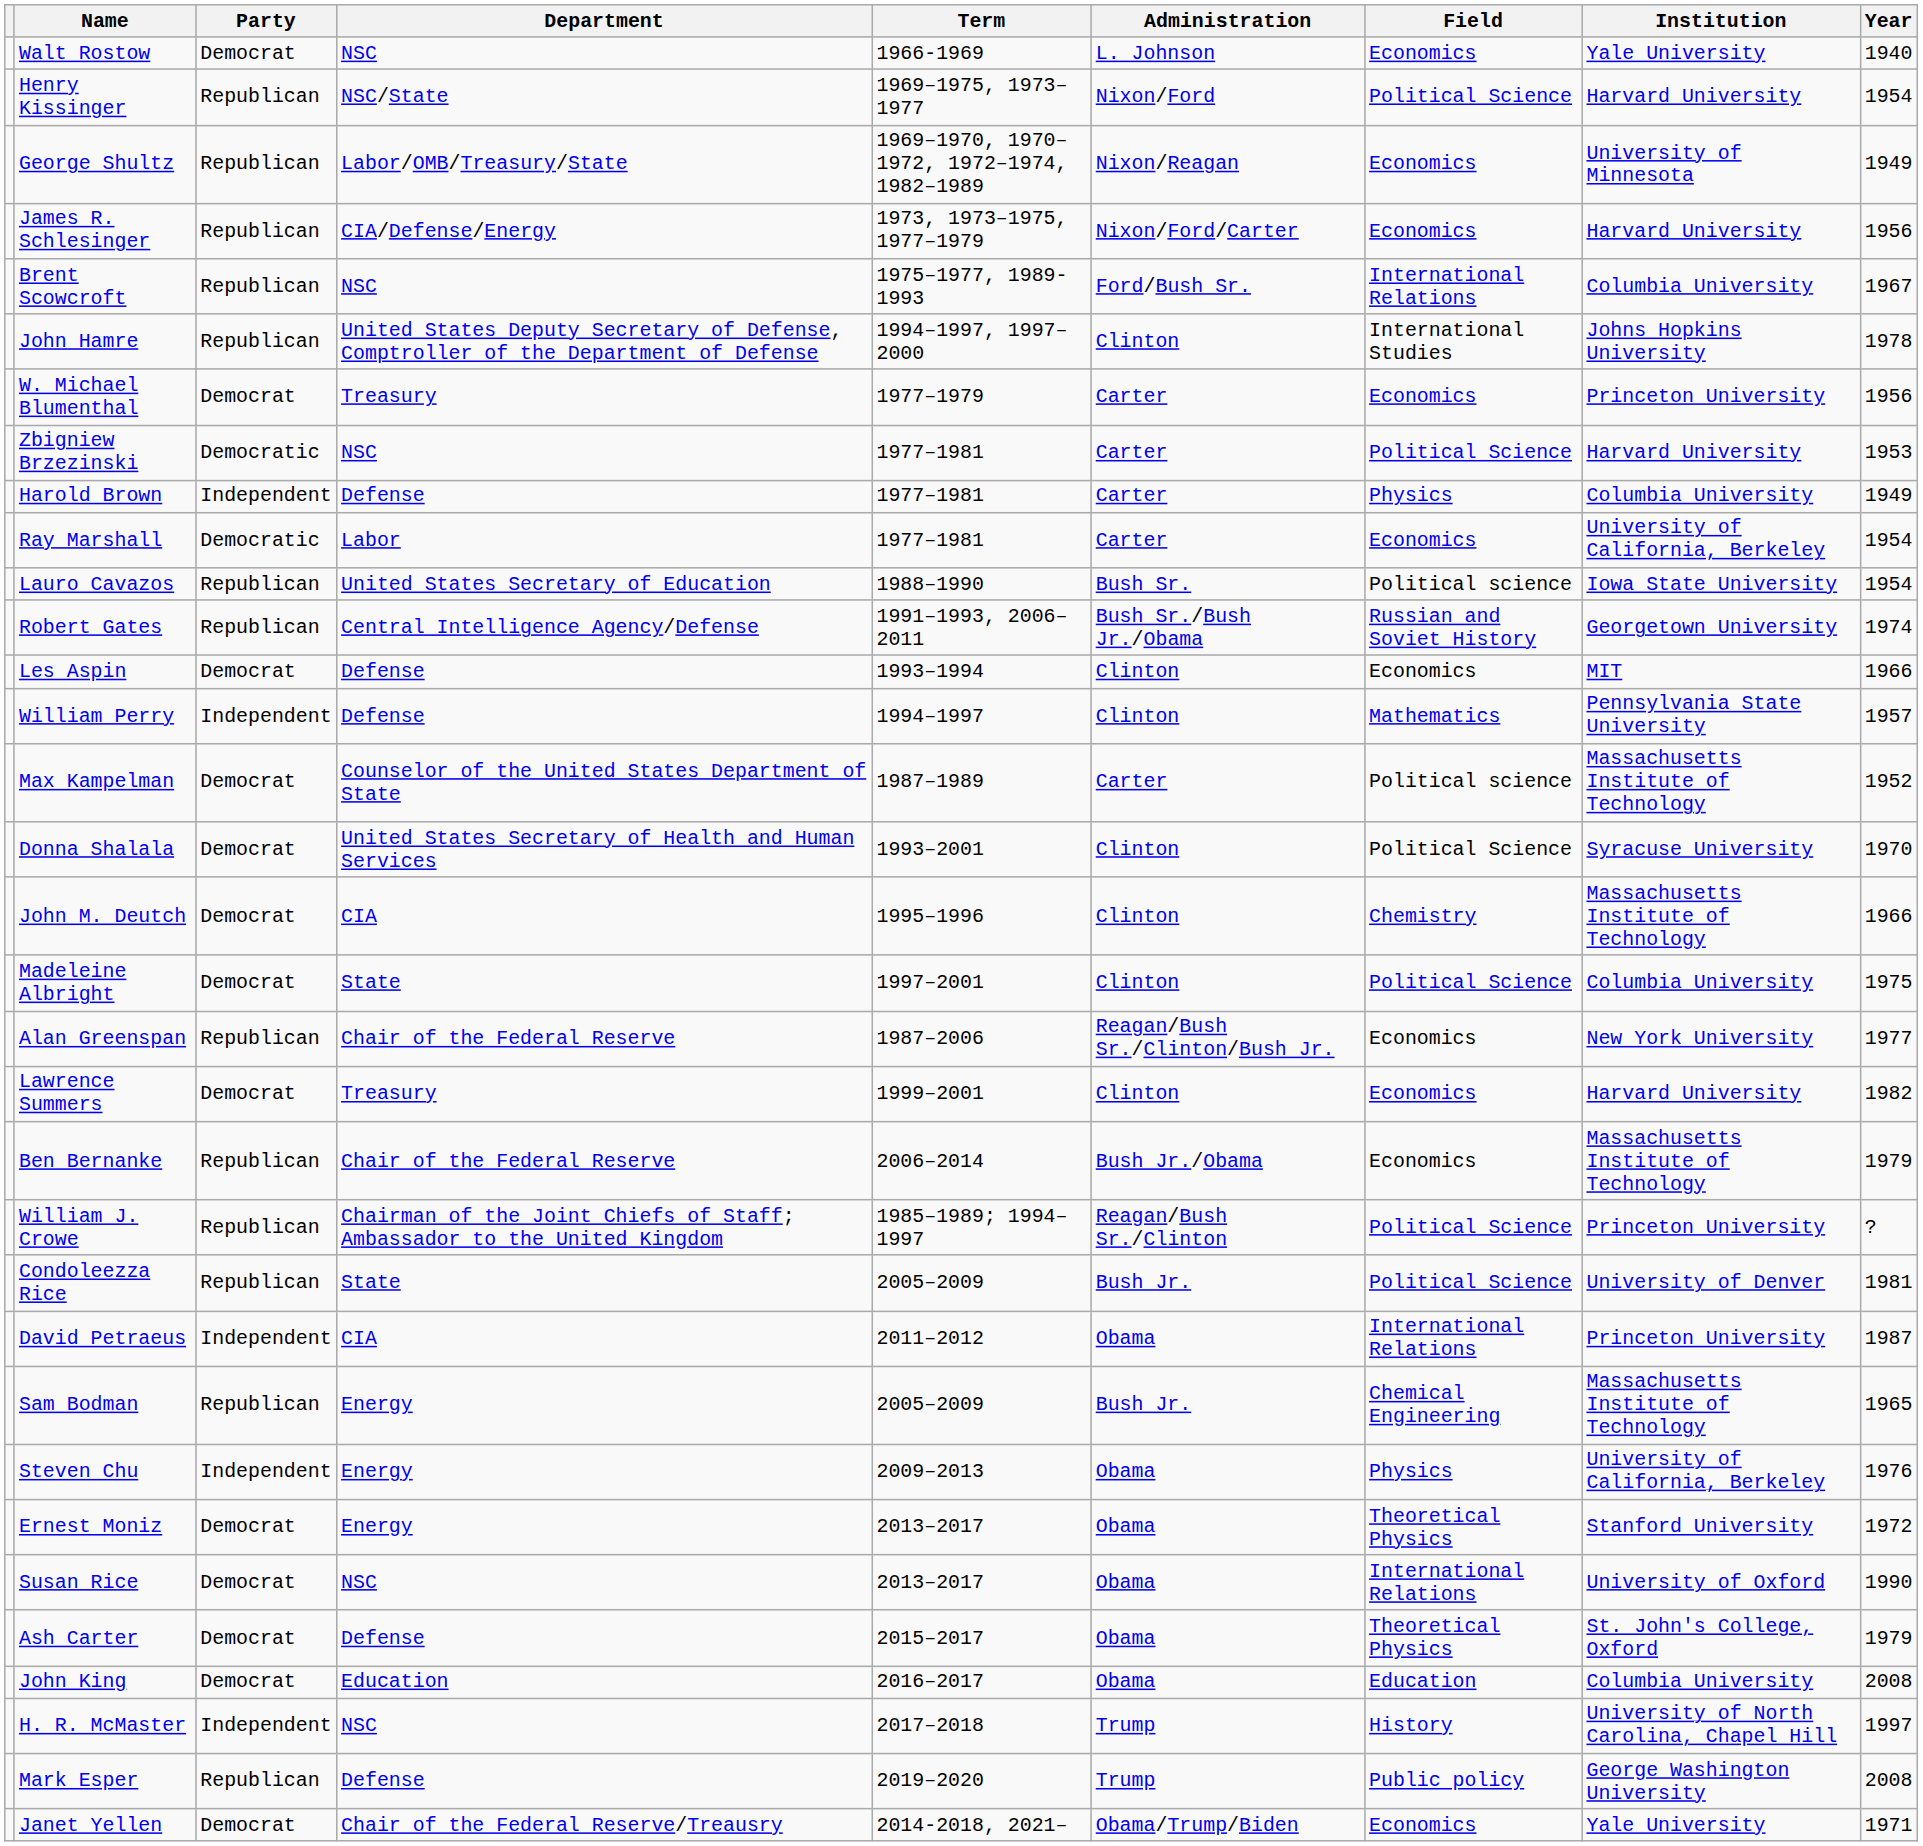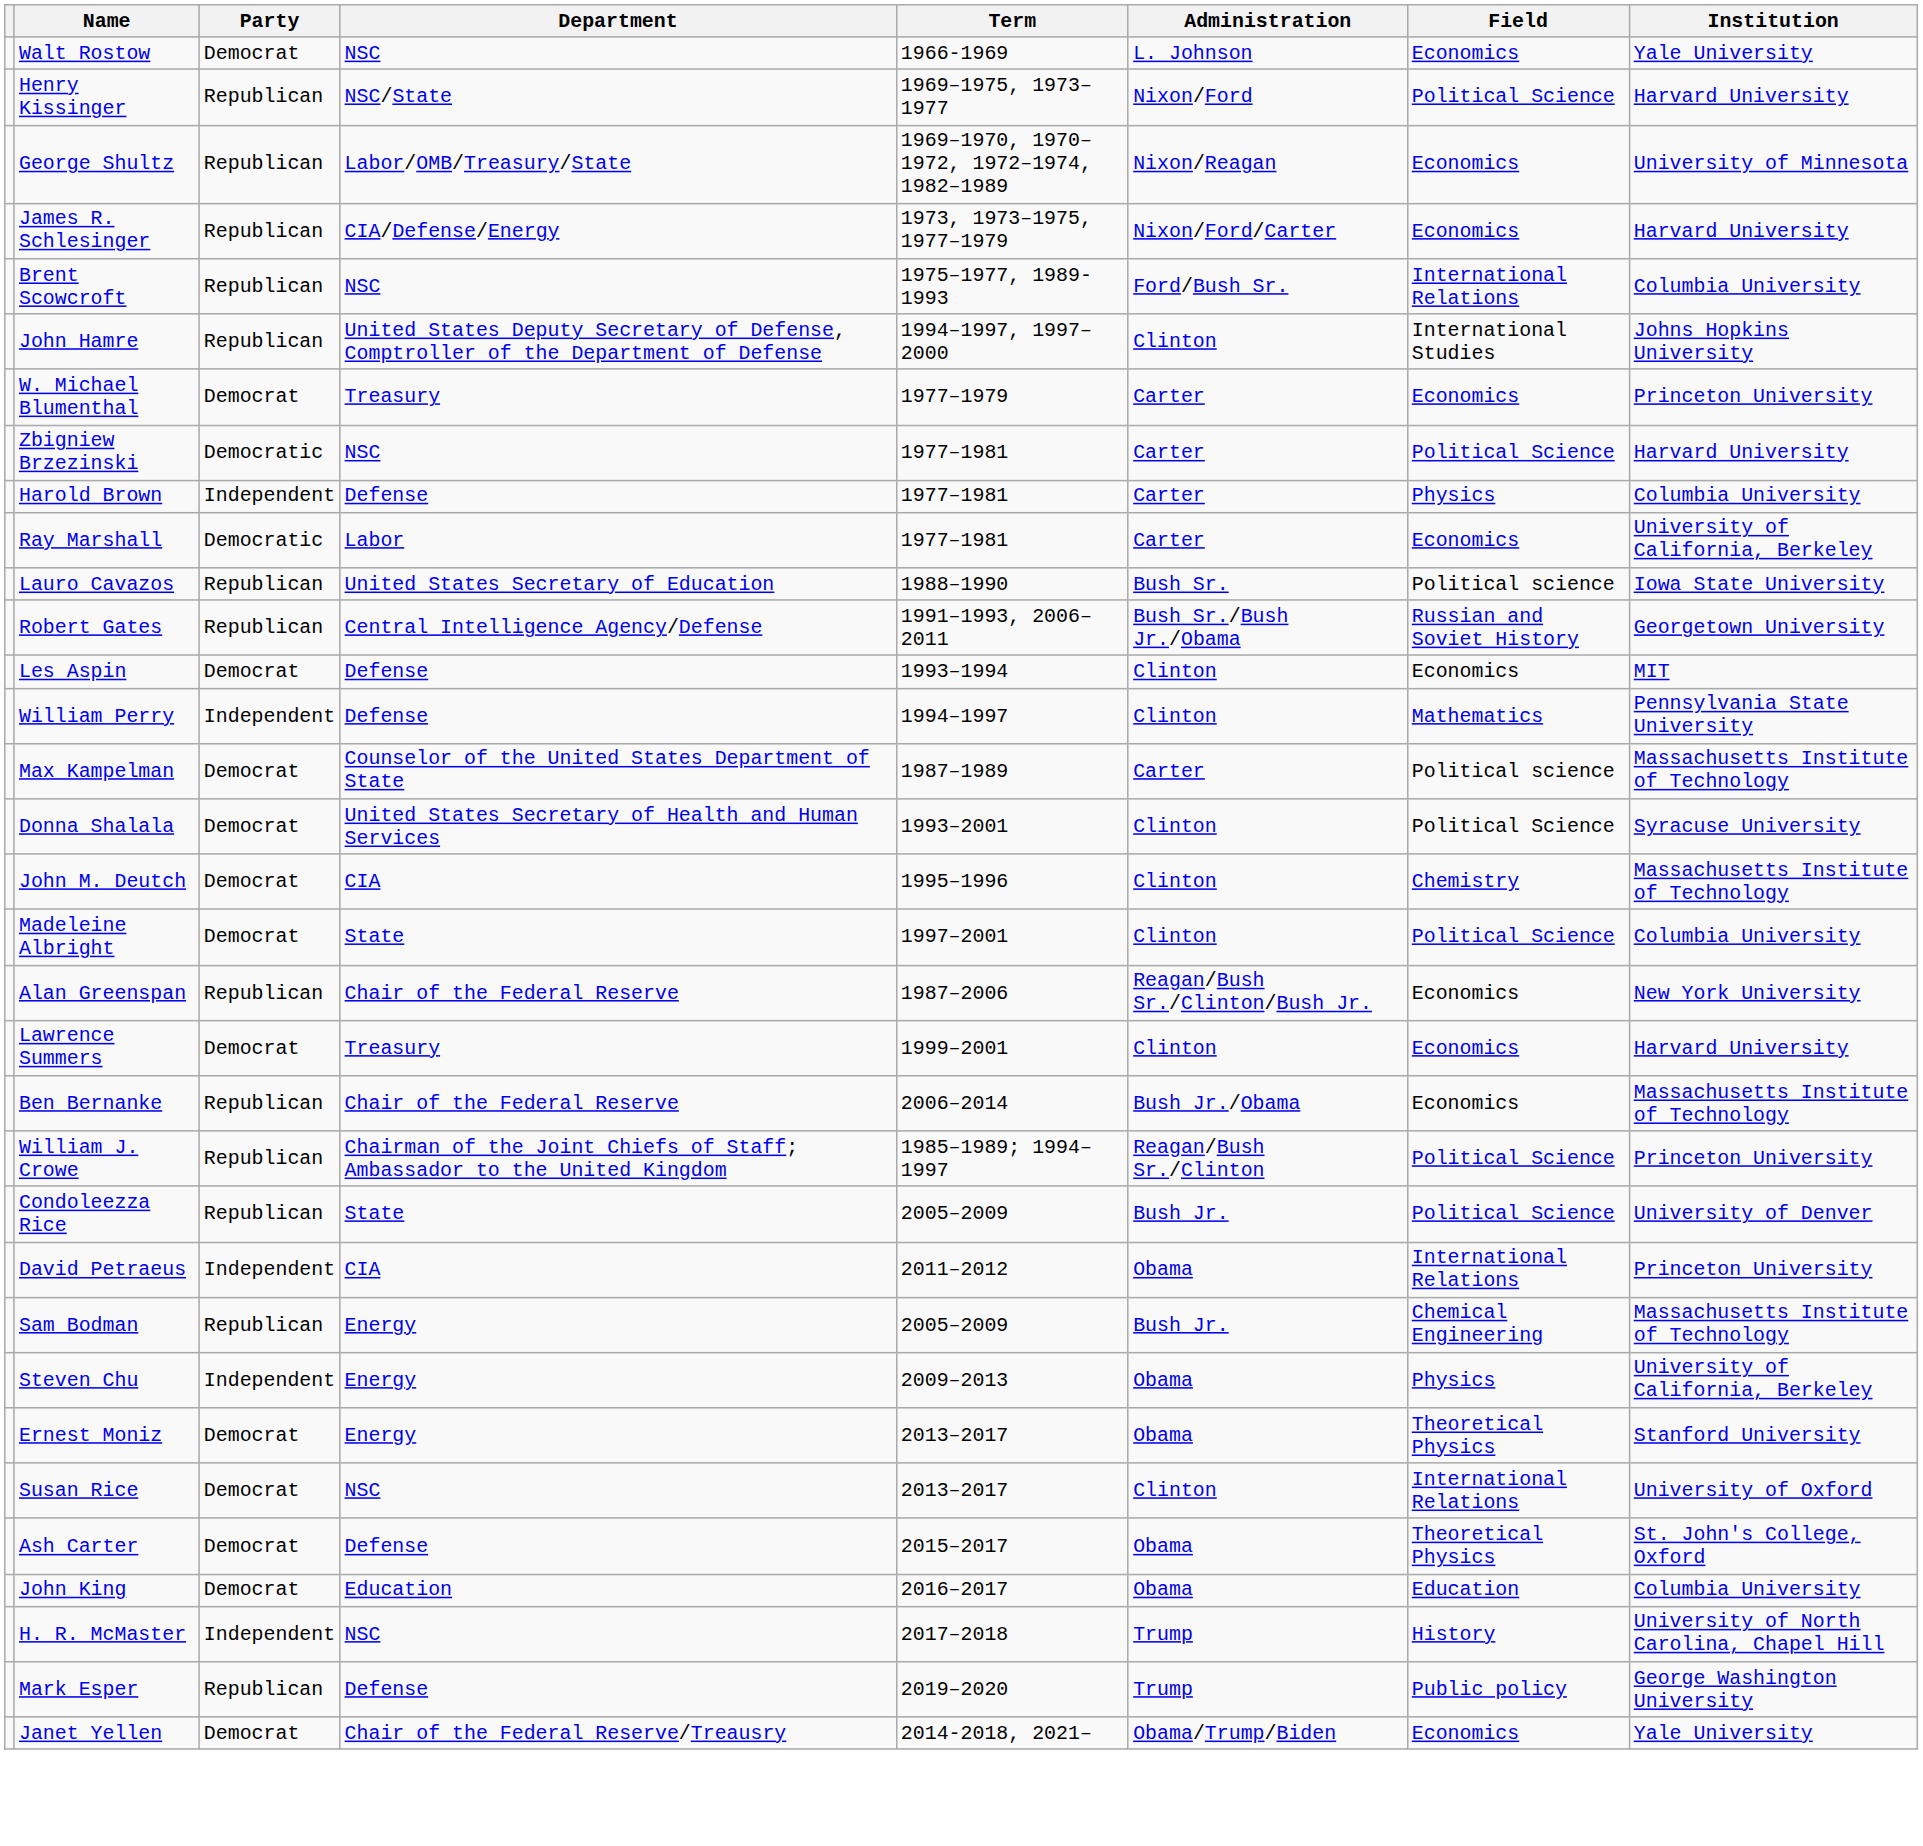- column: (1889, 21)
(1126, 1583) Obama -> (1175, 1491) Clinton
